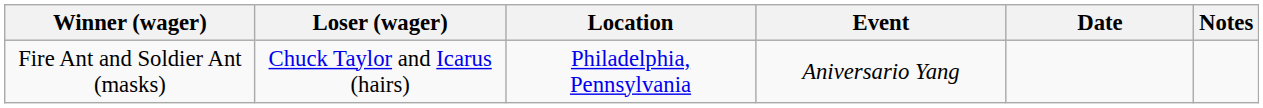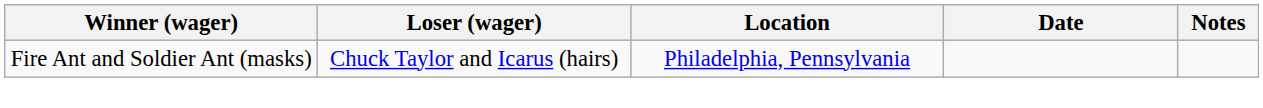- column: (881, 22)
